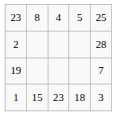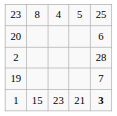+ row: (16, 36)
(80, 97) 18 -> (80, 100) 21
(101, 97) normal -> (101, 100) bold
